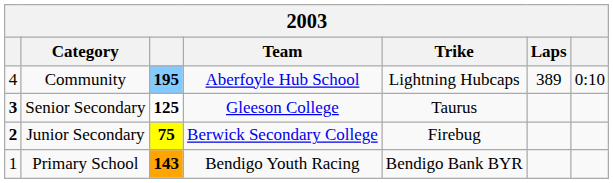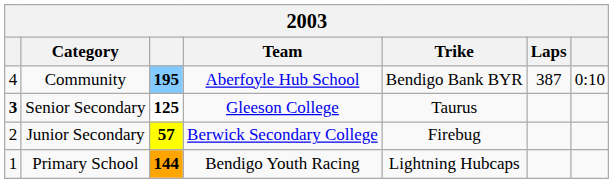(454, 79) Lightning Hubcaps -> (454, 79) Bendigo Bank BYR
(549, 79) 389 -> (549, 79) 387
(13, 135) bold -> (13, 135) normal
(166, 135) 75 -> (166, 135) 57
(166, 163) 143 -> (166, 163) 144
(454, 163) Bendigo Bank BYR -> (454, 163) Lightning Hubcaps
